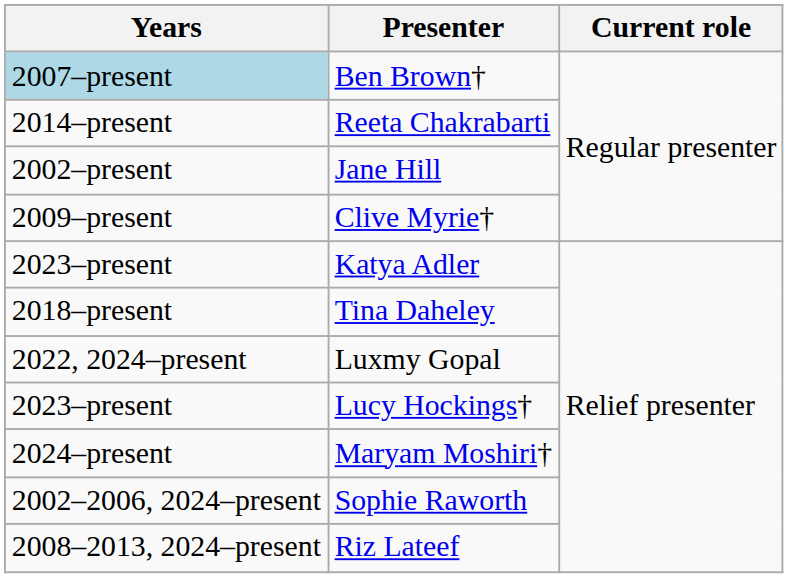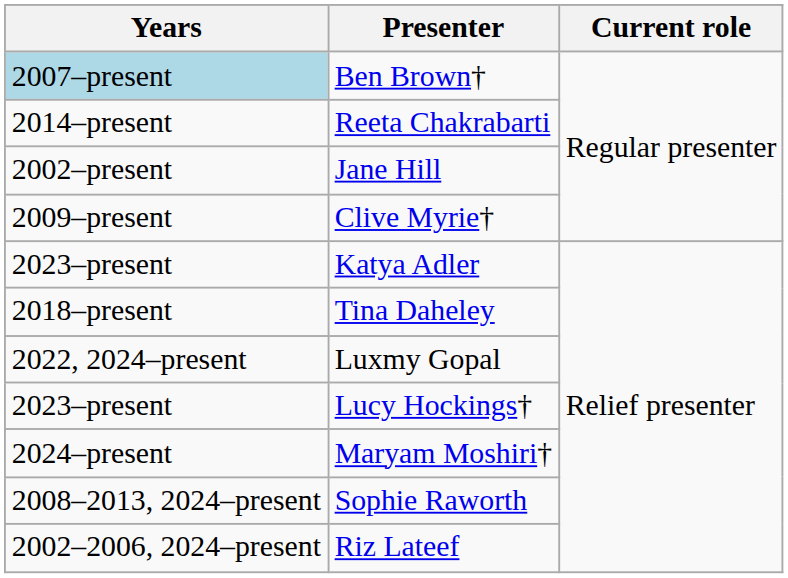(166, 500) 2002–2006, 2024–present -> (166, 500) 2008–2013, 2024–present
(166, 547) 2008–2013, 2024–present -> (166, 547) 2002–2006, 2024–present
